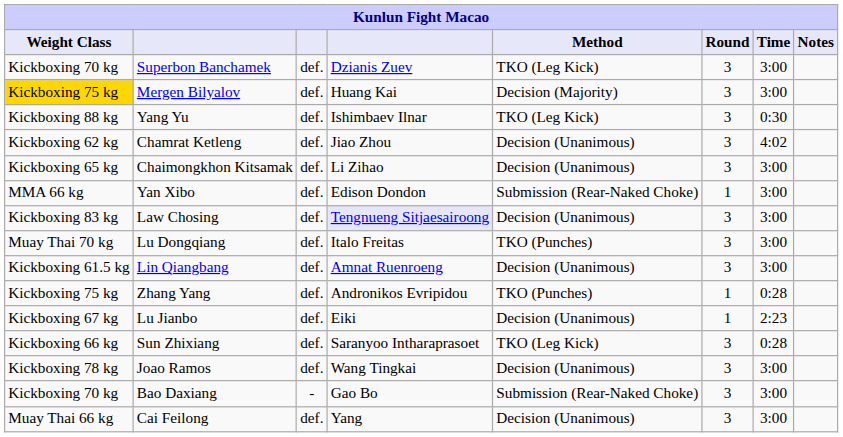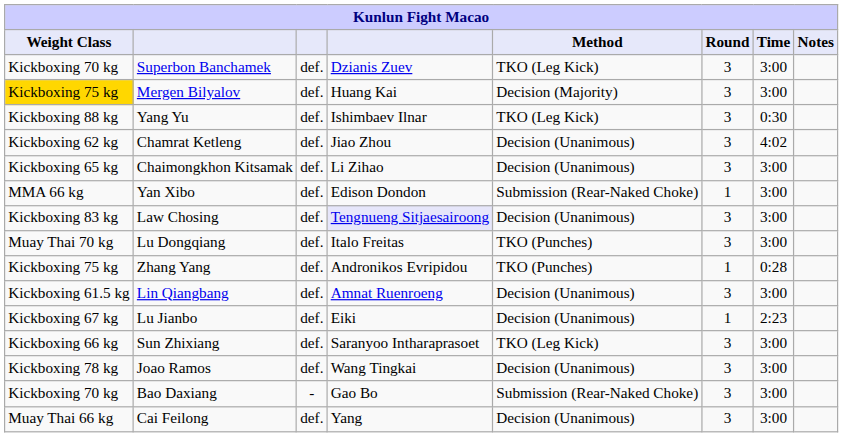rows swapped: (183, 267) <-> (174, 292)
(774, 343) 0:28 -> (774, 343) 3:00
